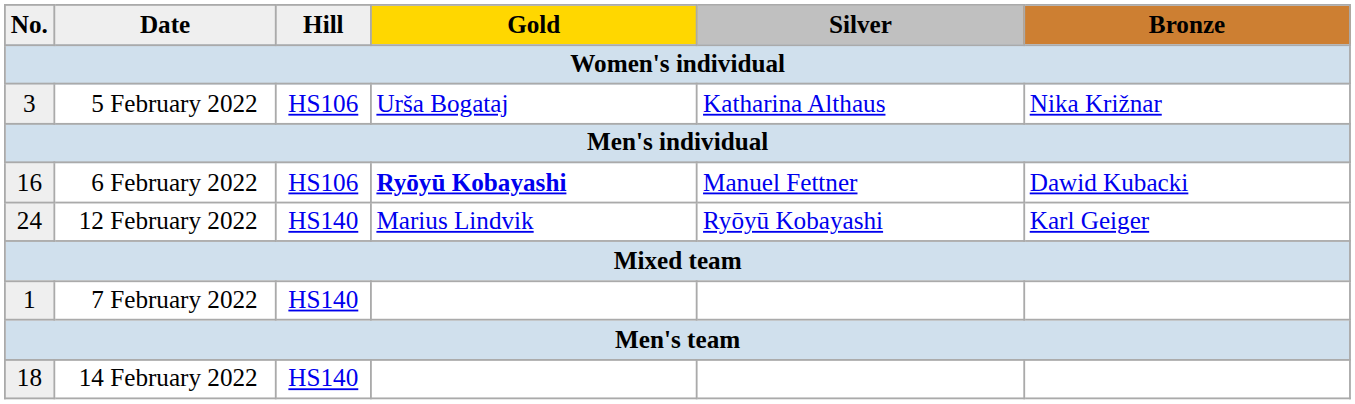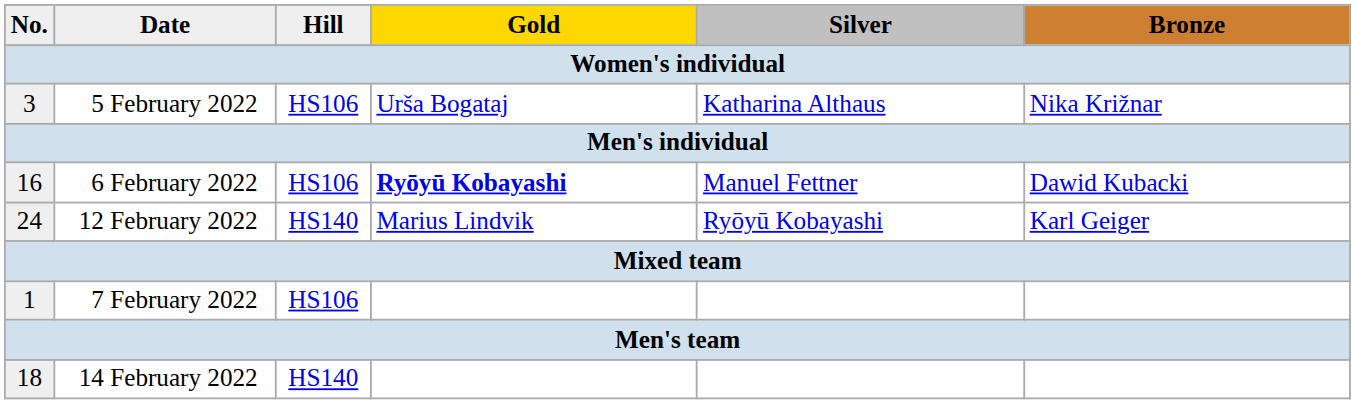(323, 300) HS140 -> (323, 300) HS106
